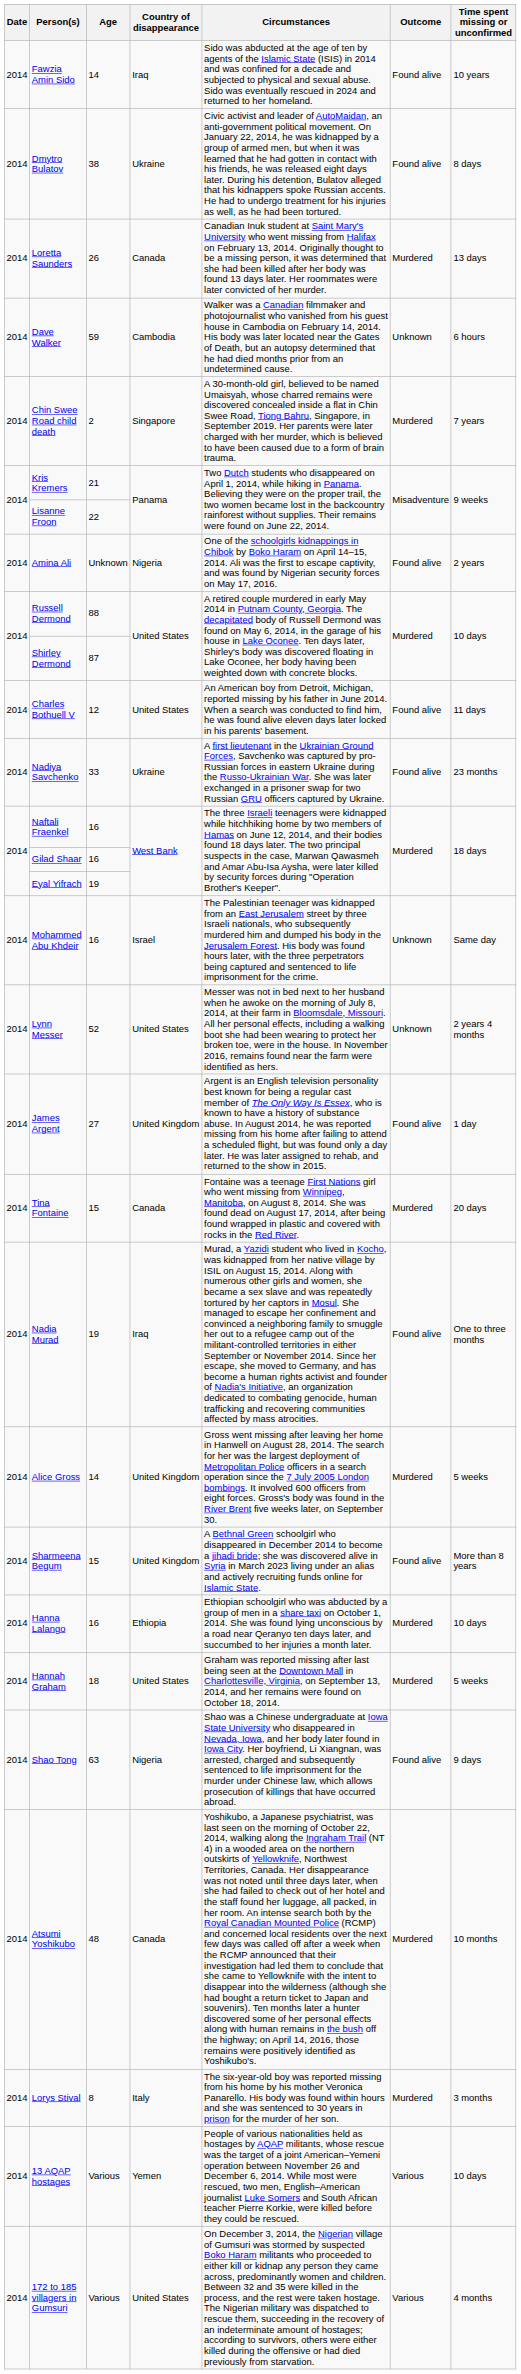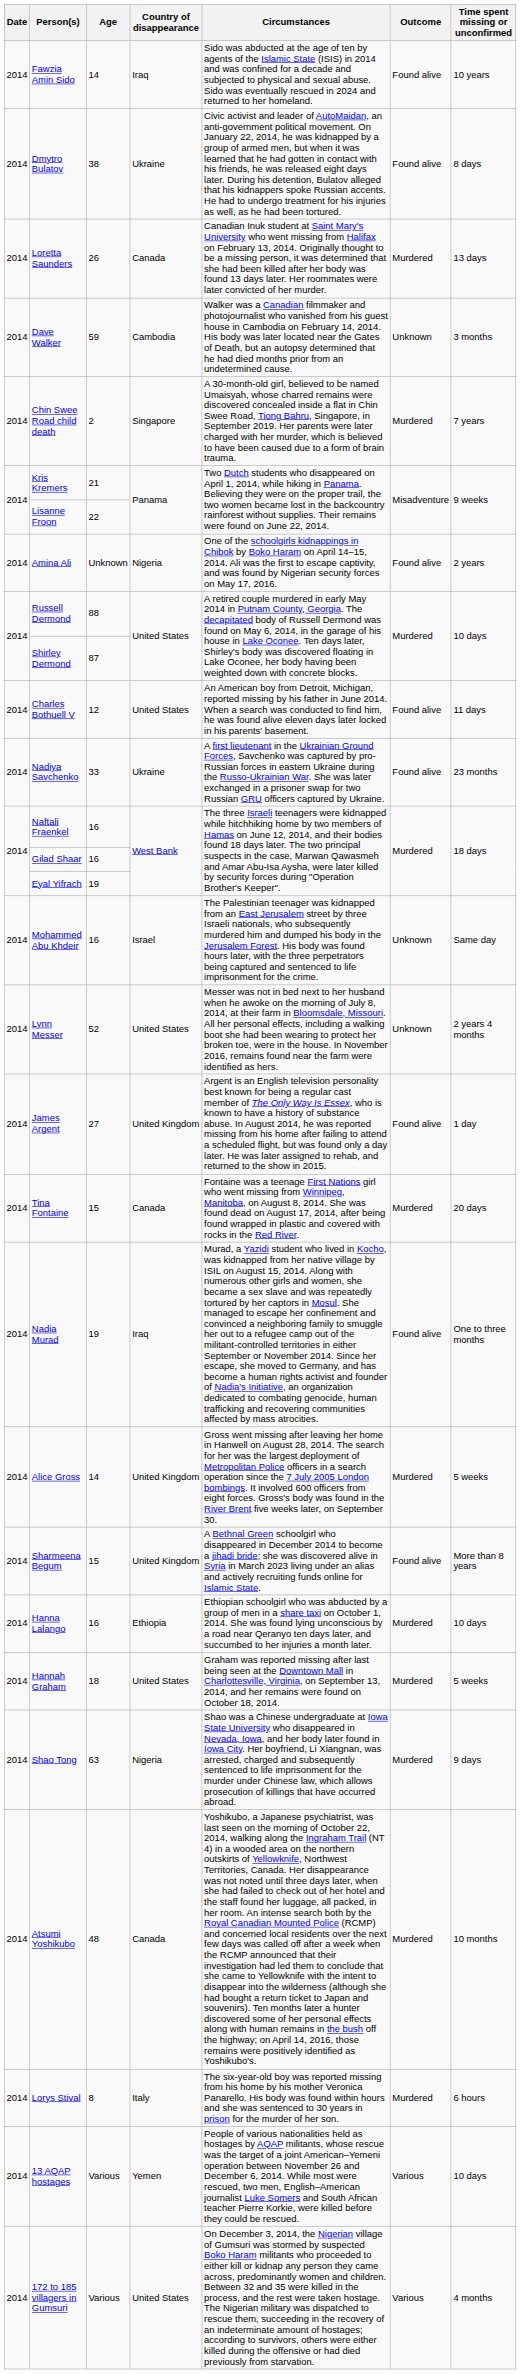(469, 337) 6 hours -> (473, 337) 3 months
(417, 1760) Found alive -> (413, 1760) Murdered
(473, 2098) 3 months -> (469, 2098) 6 hours
